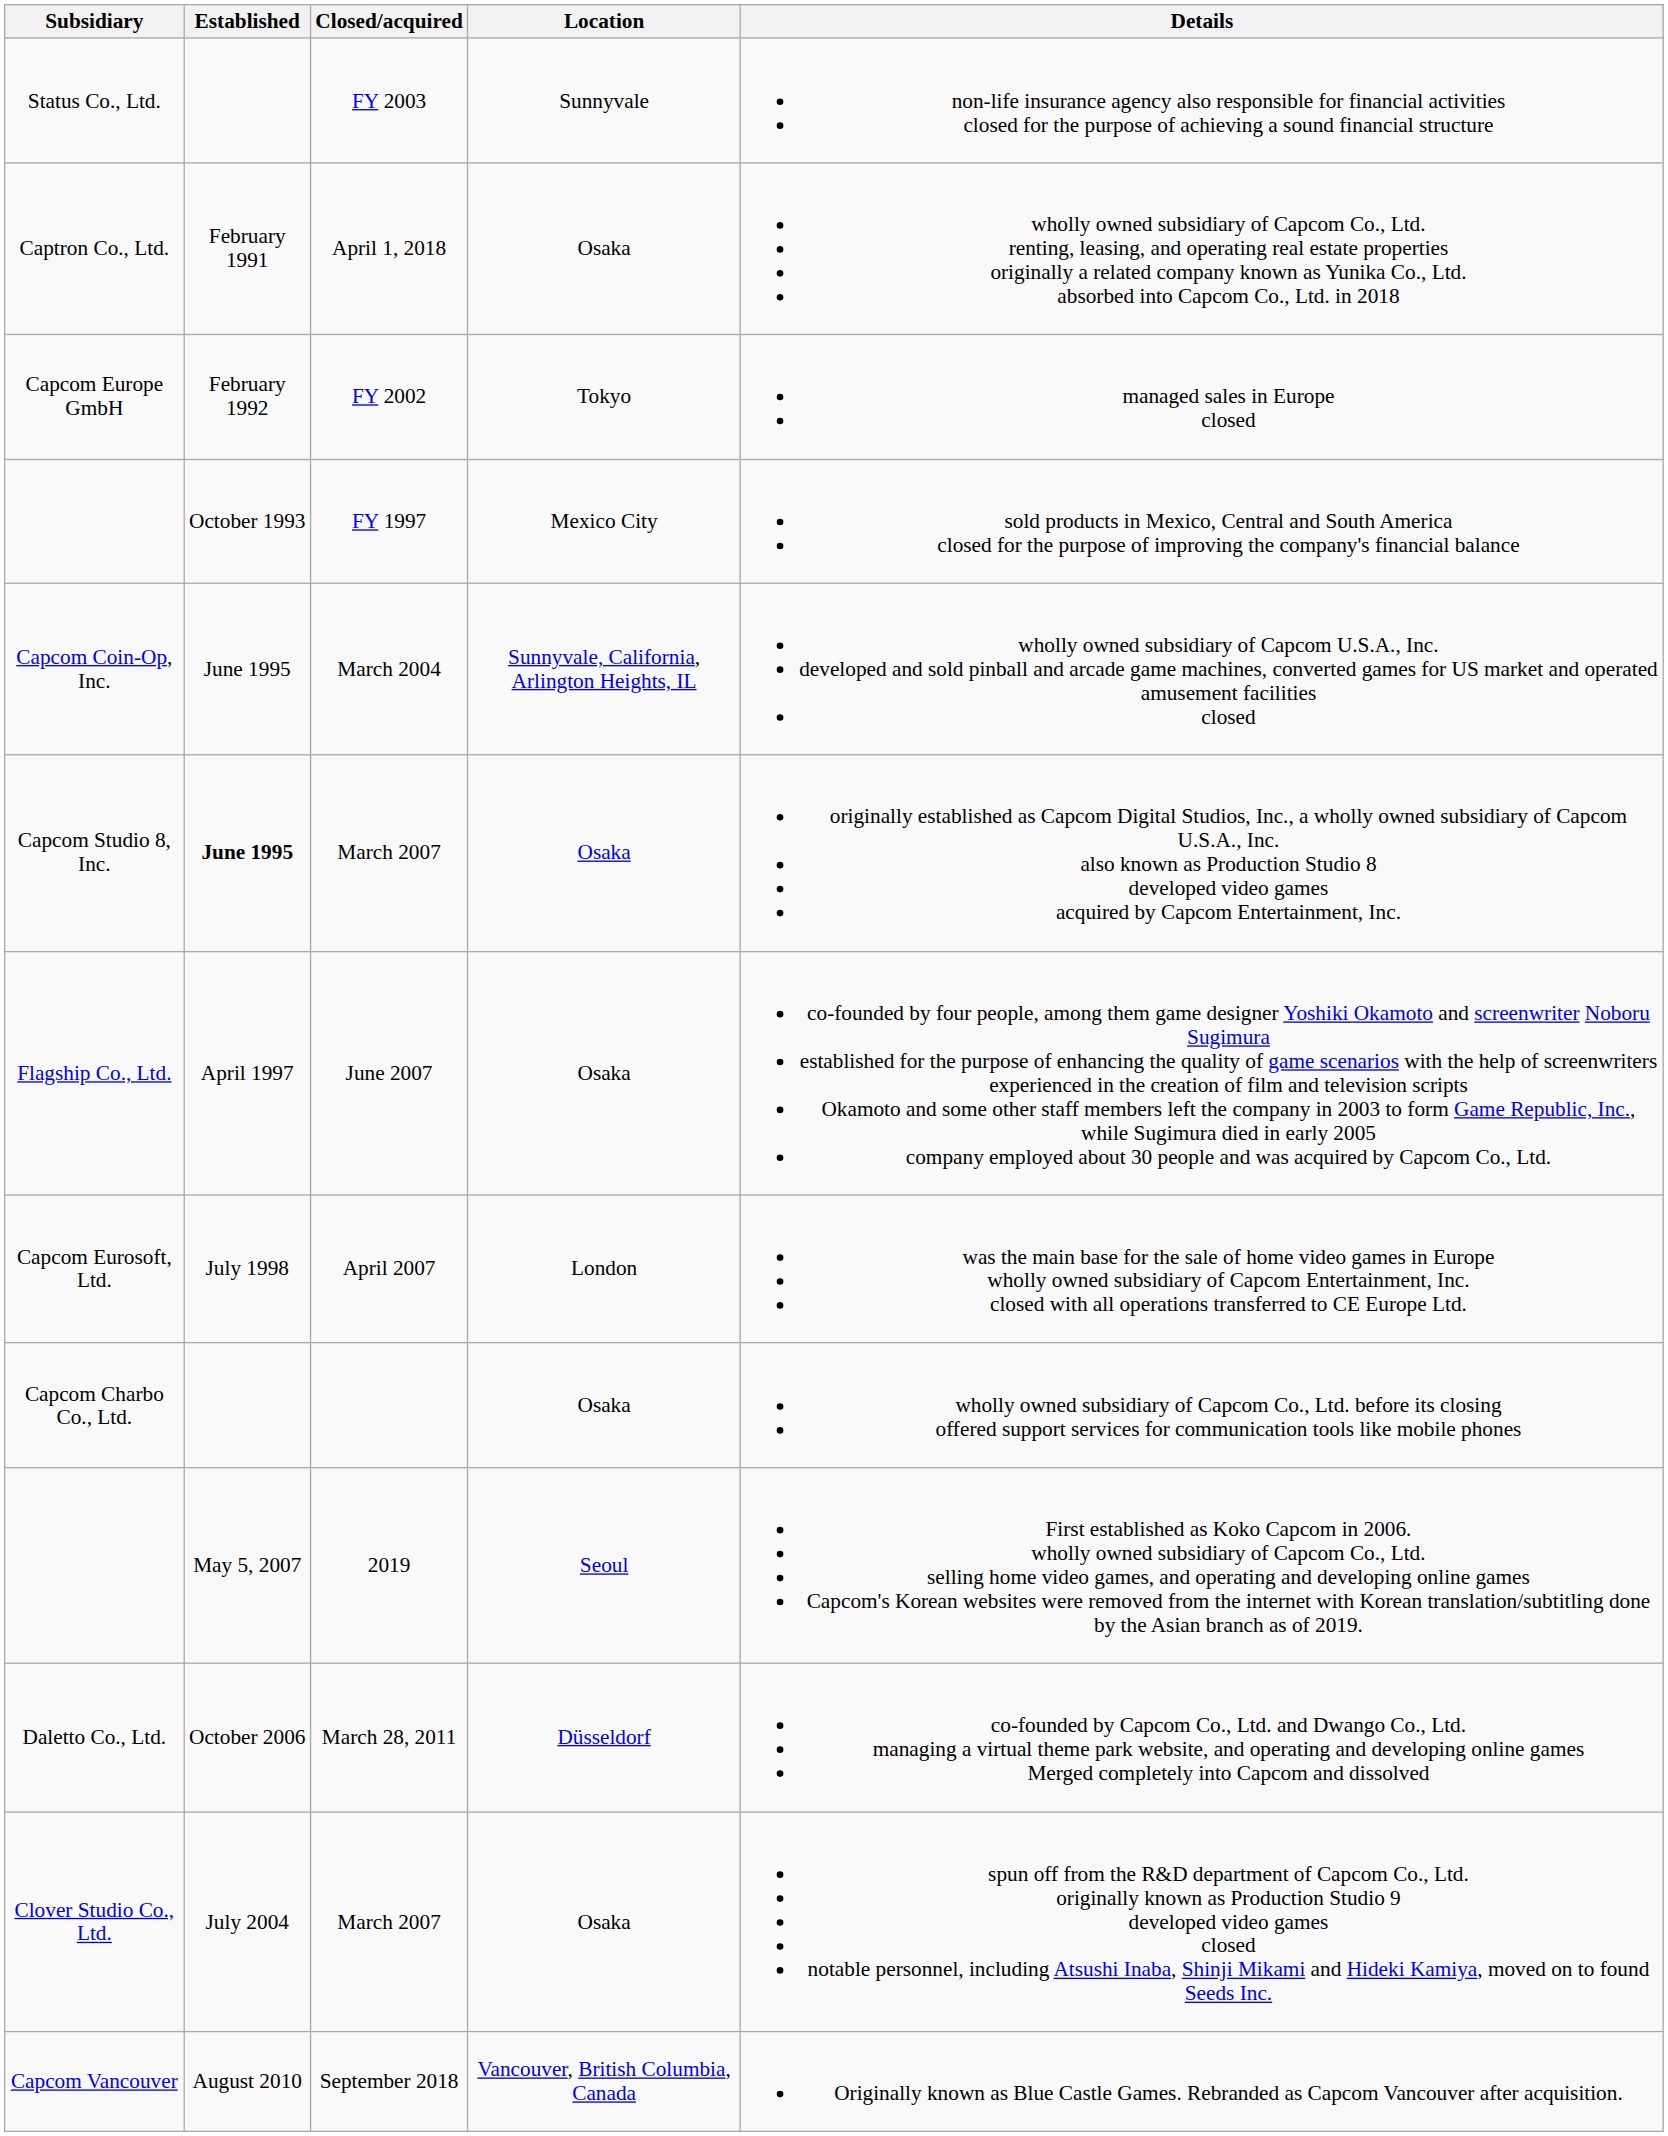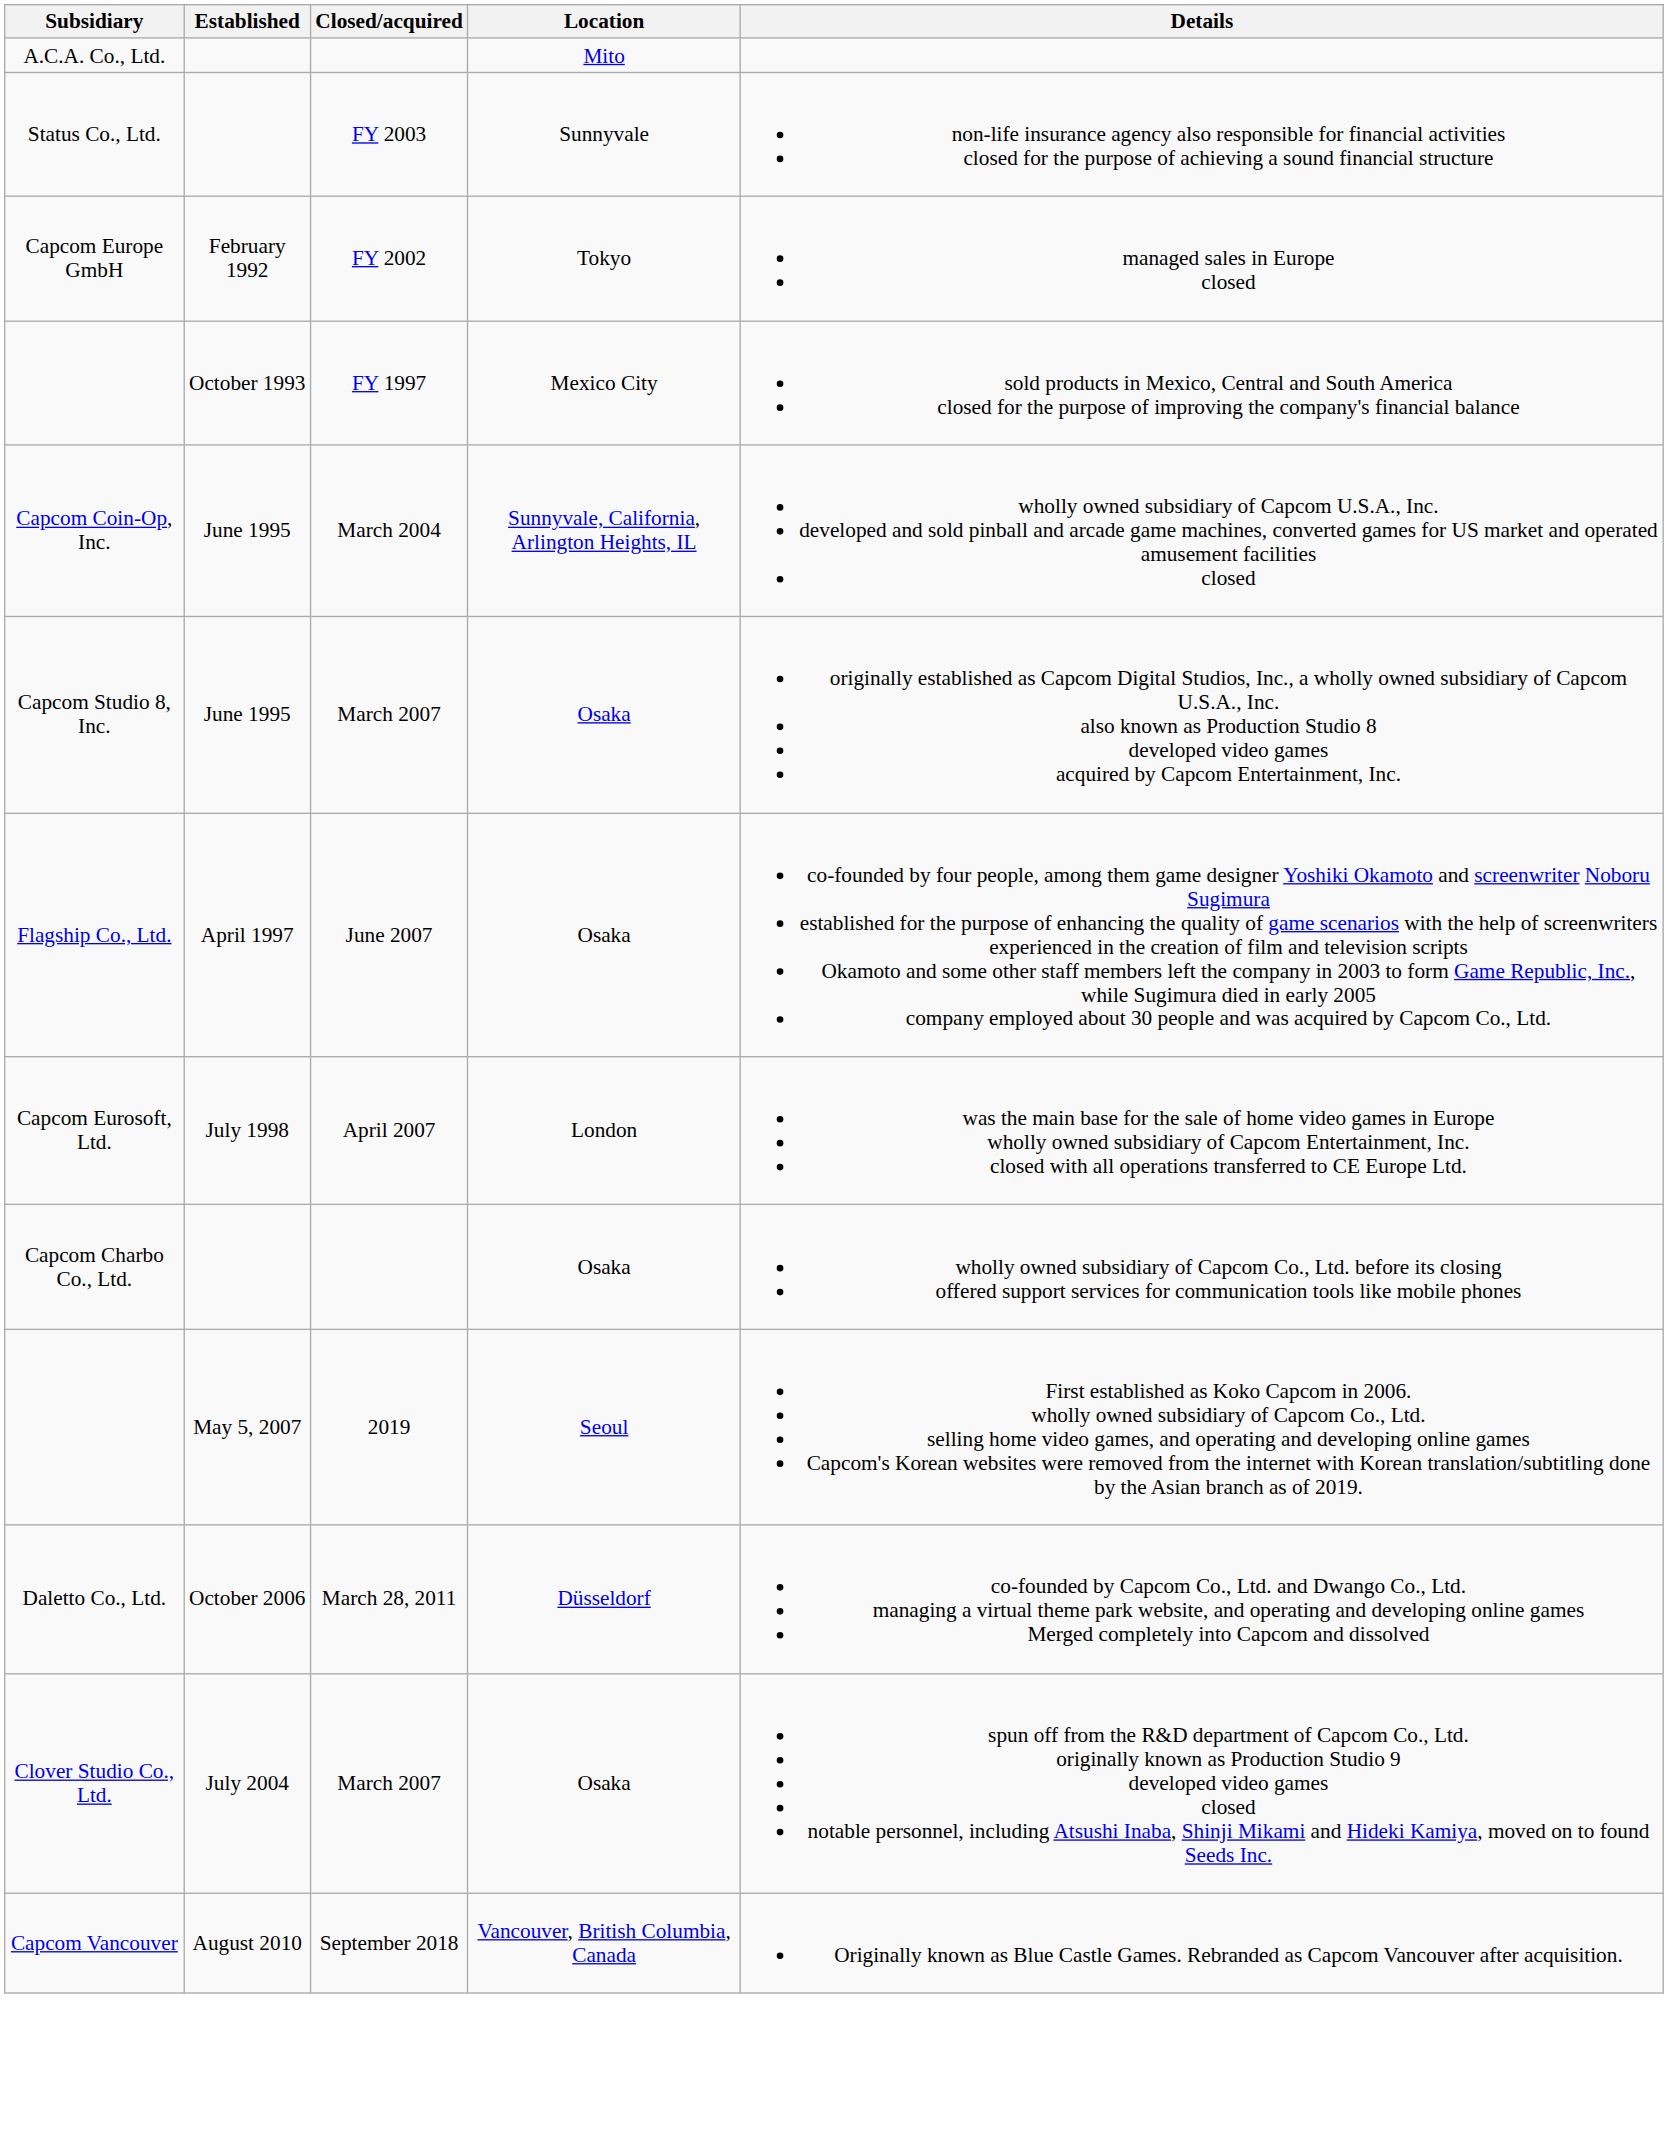+ row: (94, 55)
- row: (94, 248)
(247, 852) bold -> (247, 714) normal
